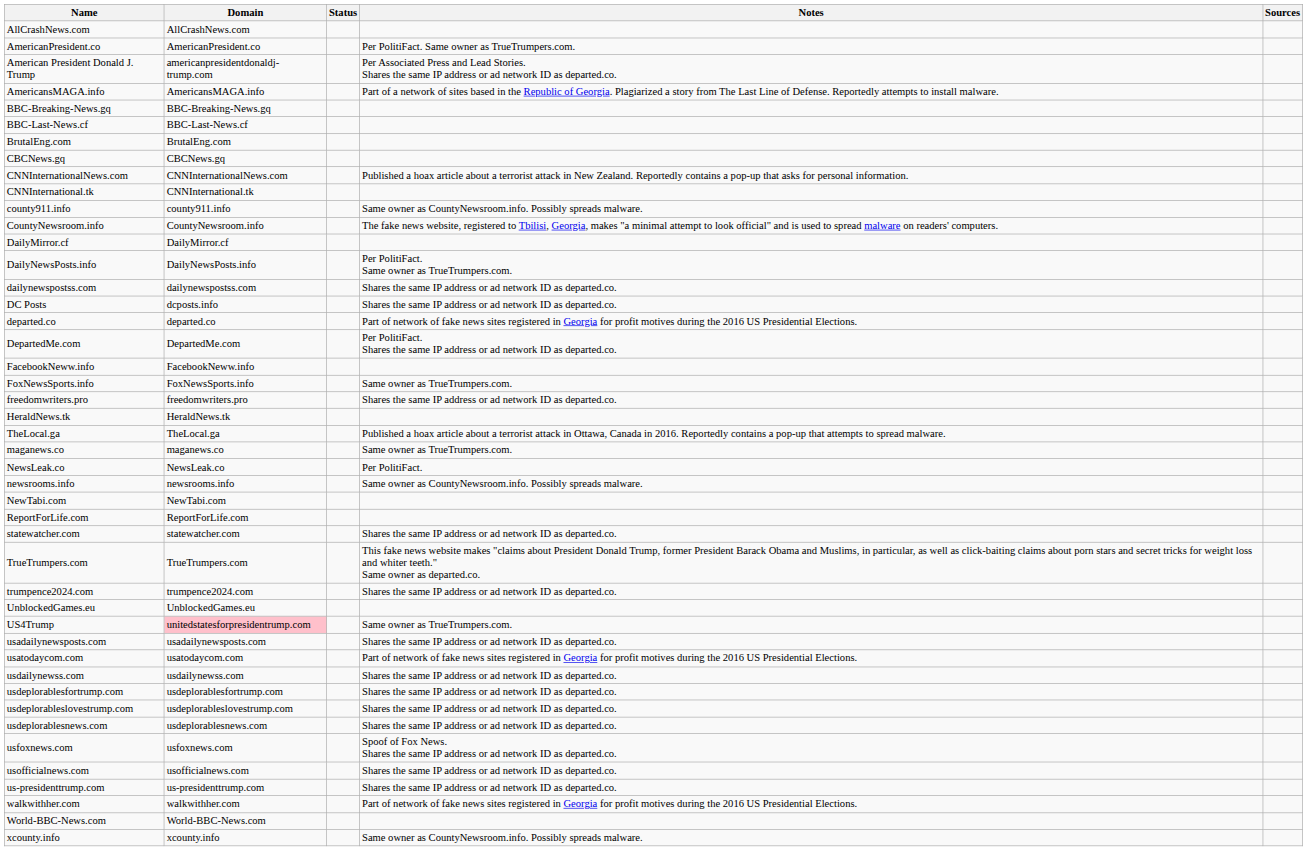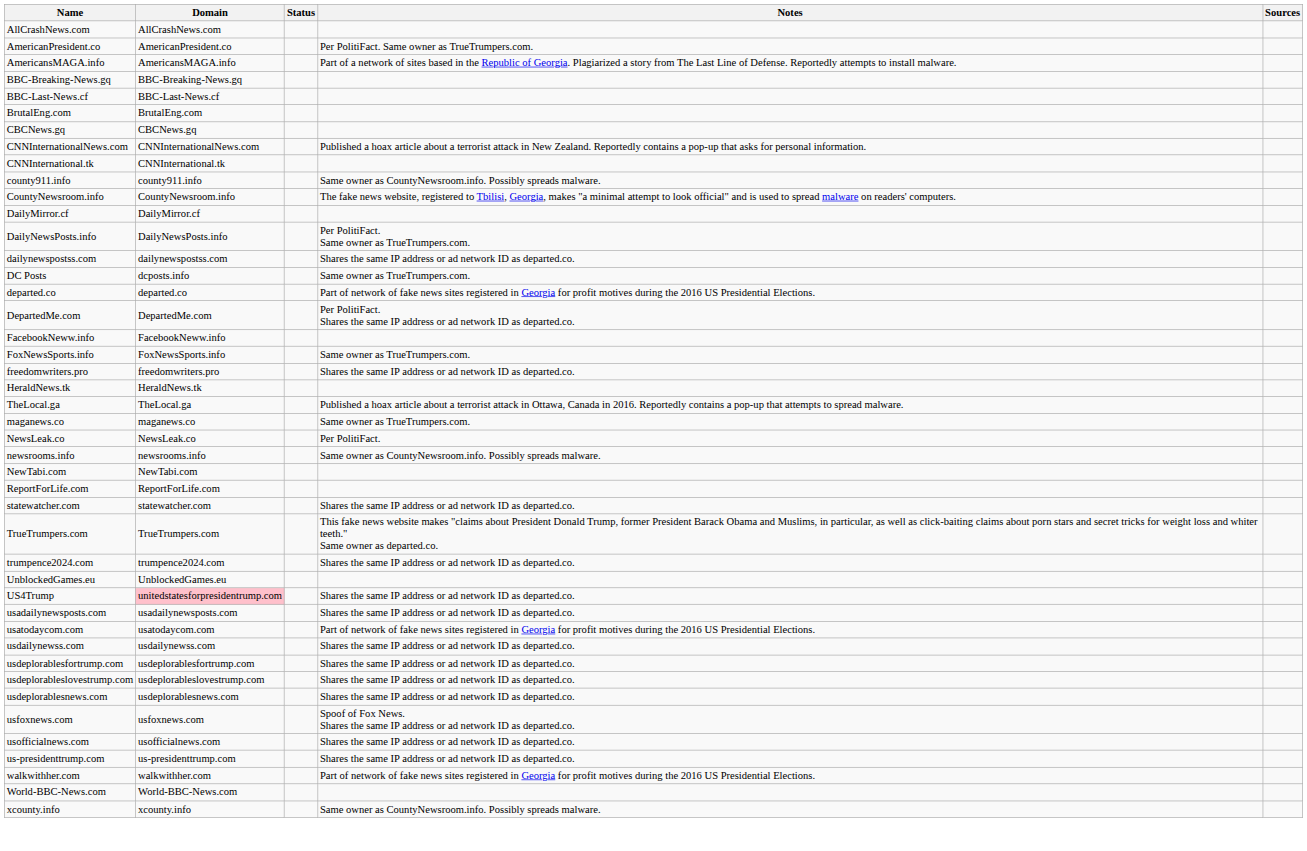- row: (70, 69)
(489, 304) Shares the same IP address or ad network ID as departed.co. -> (395, 275) Same owner as TrueTrumpers.com.
(437, 624) Same owner as TrueTrumpers.com. -> (447, 596) Shares the same IP address or ad network ID as departed.co.
